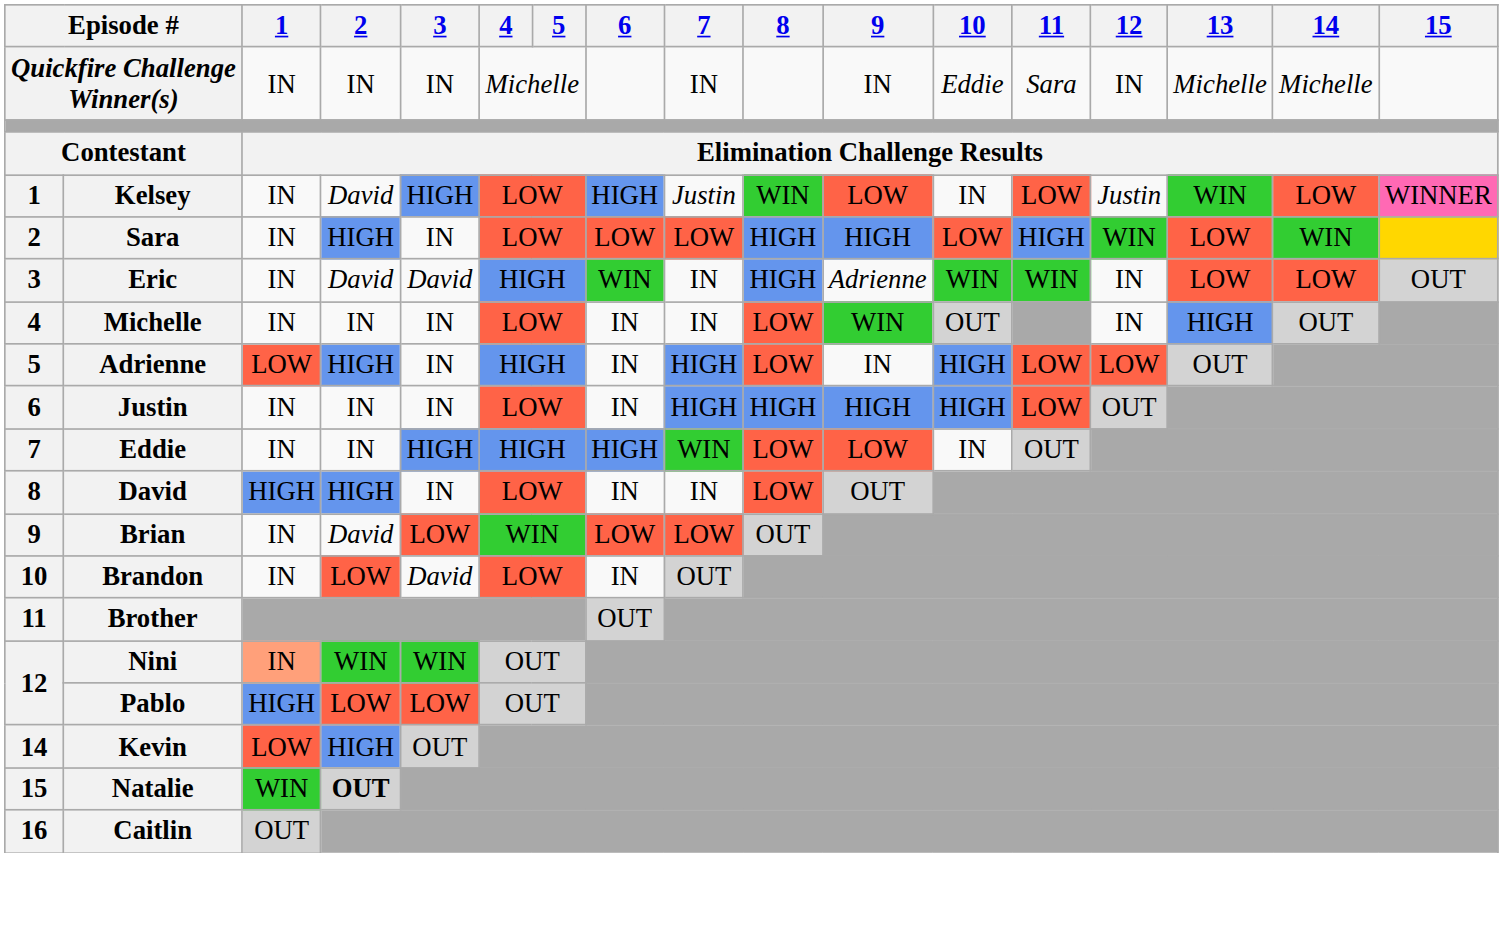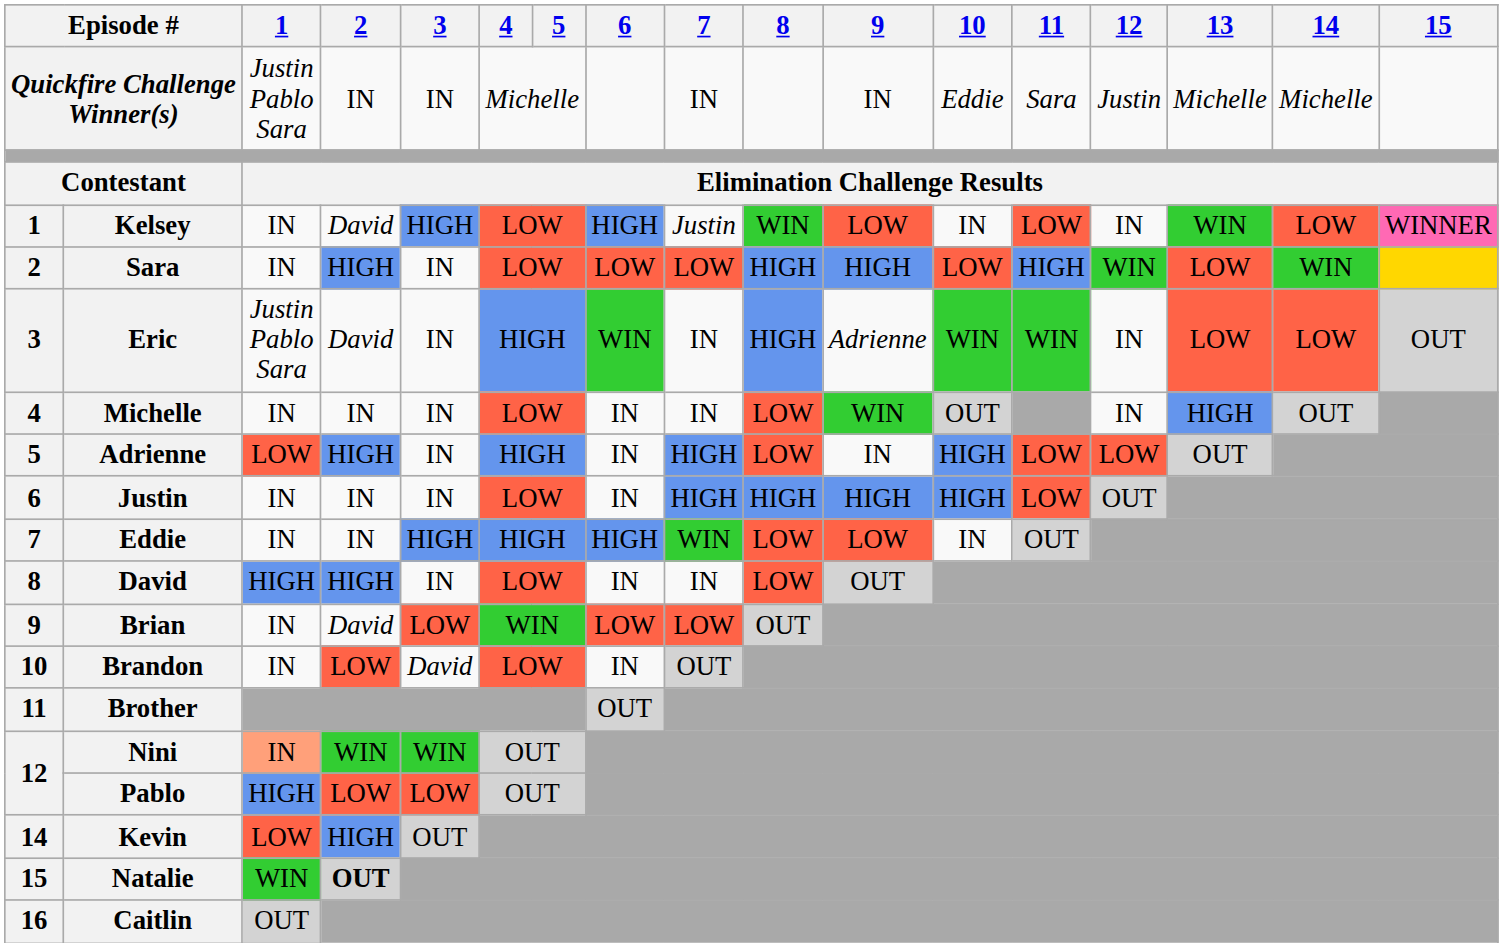(282, 83) IN -> (282, 98) Justin Pablo Sara
(1129, 83) IN -> (1129, 98) Justin
(1129, 195) Justin -> (1129, 225) IN
(282, 279) IN -> (282, 340) Justin Pablo Sara
(440, 279) David -> (440, 340) IN
